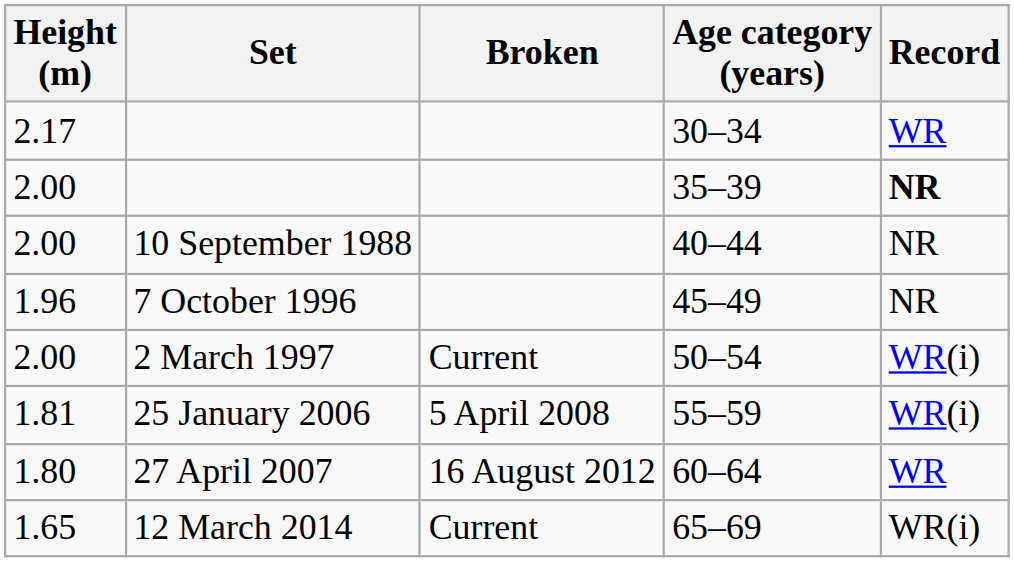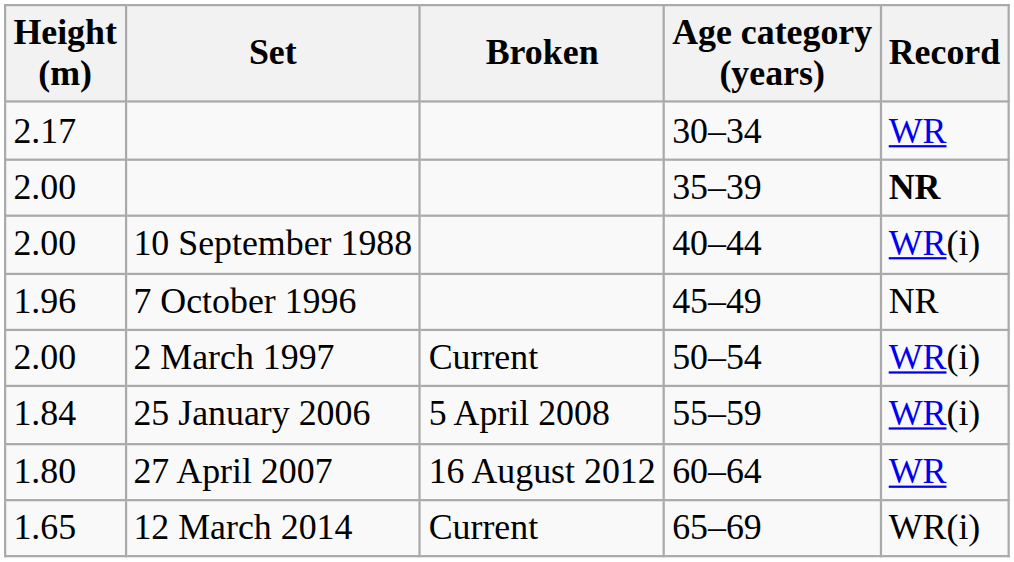(914, 243) NR -> (935, 243) WR(i)
(45, 414) 1.81 -> (45, 414) 1.84
